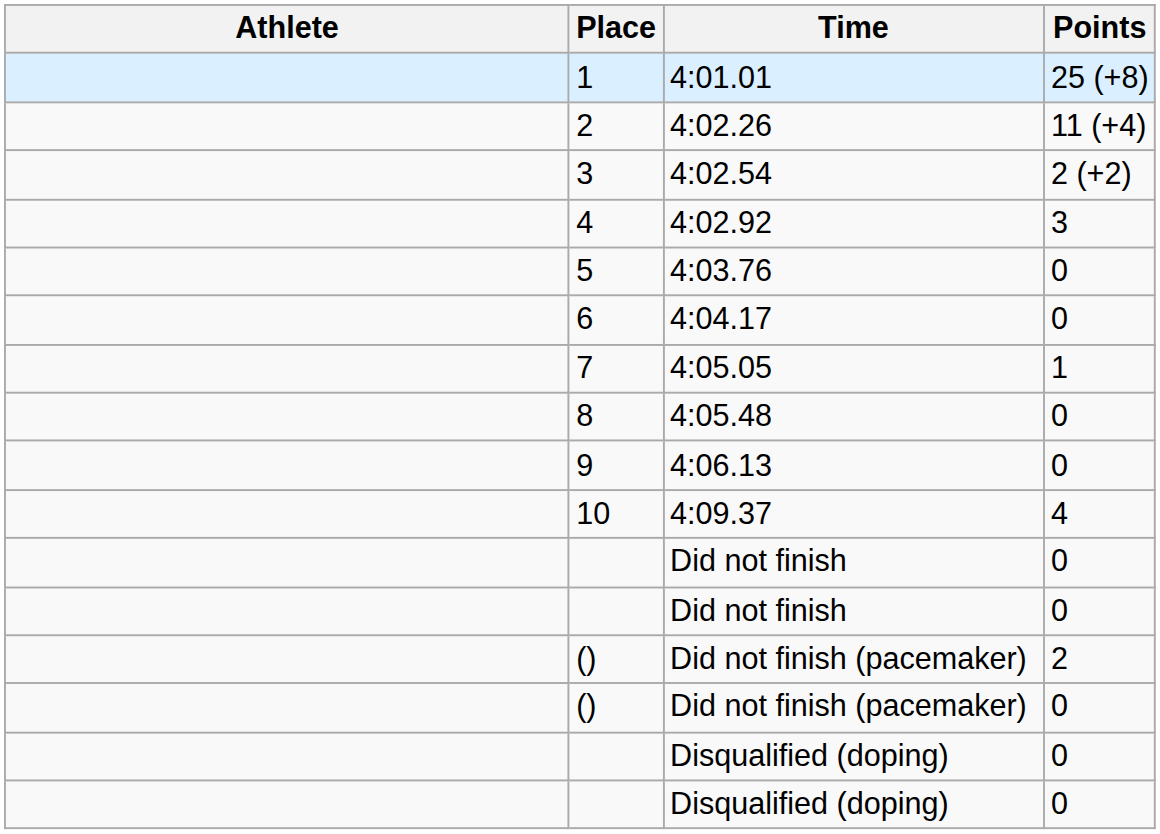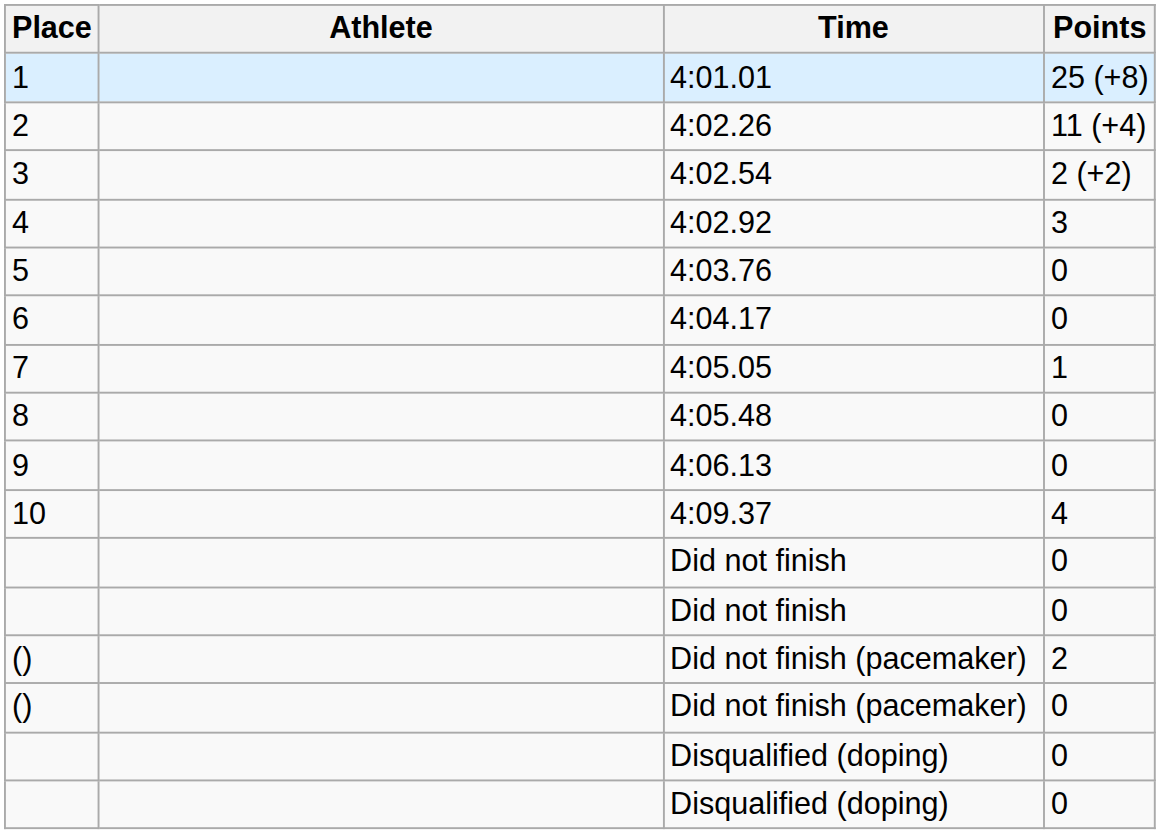columns swapped: (616, 28) <-> (287, 28)
